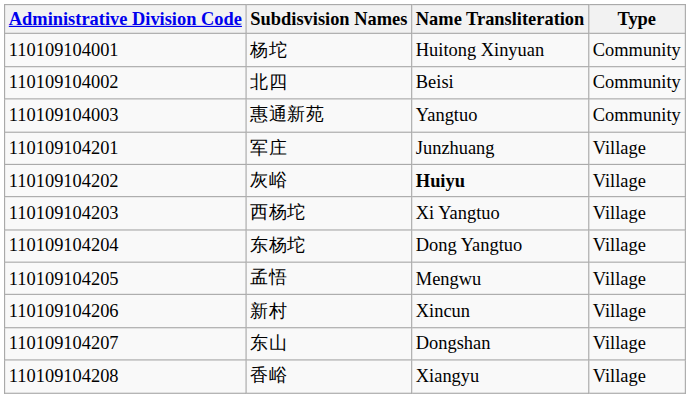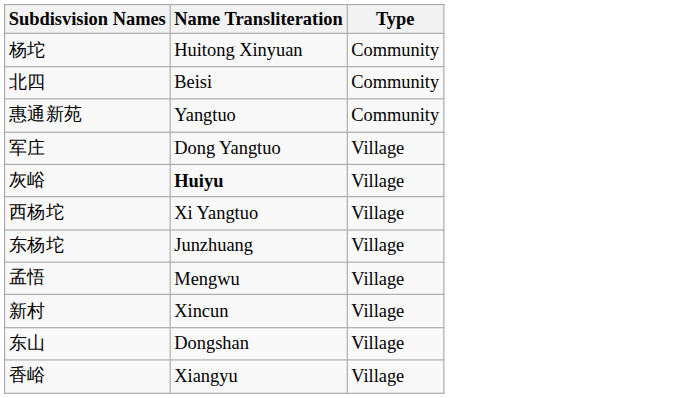- column: (125, 19)
(455, 147) Junzhuang -> (227, 147) Dong Yangtuo
(469, 245) Dong Yangtuo -> (214, 245) Junzhuang
